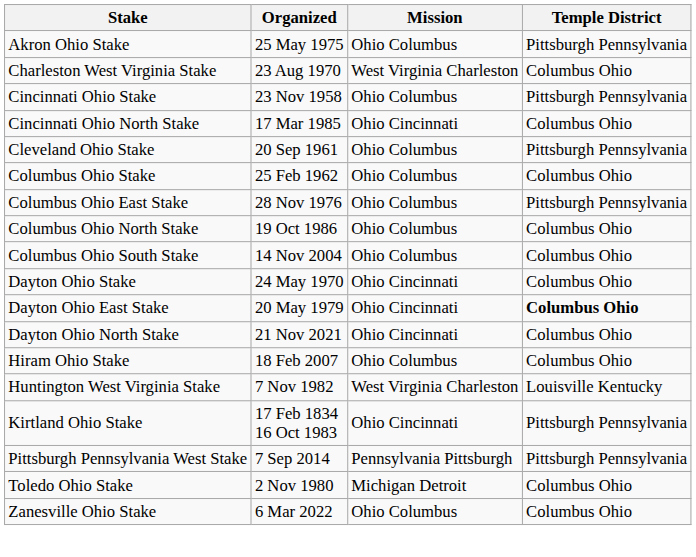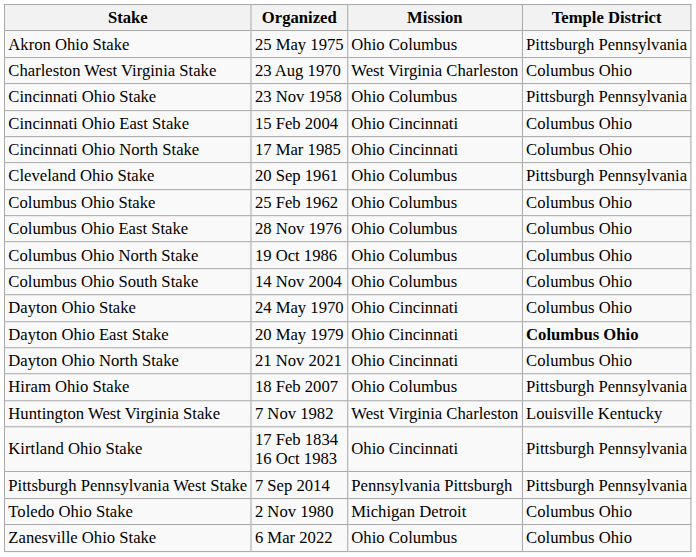+ row: (99, 123)
(607, 202) Pittsburgh Pennsylvania -> (579, 228) Columbus Ohio
(579, 360) Columbus Ohio -> (607, 387) Pittsburgh Pennsylvania
